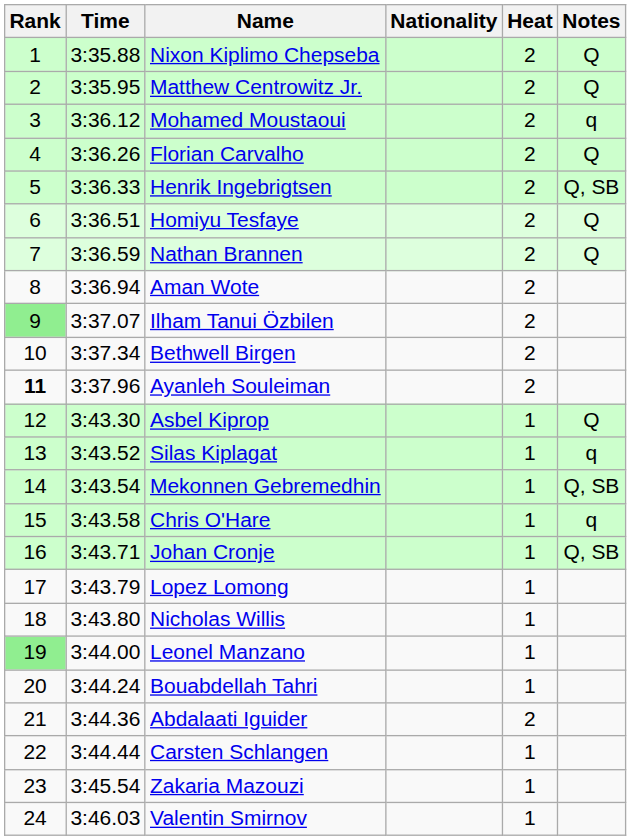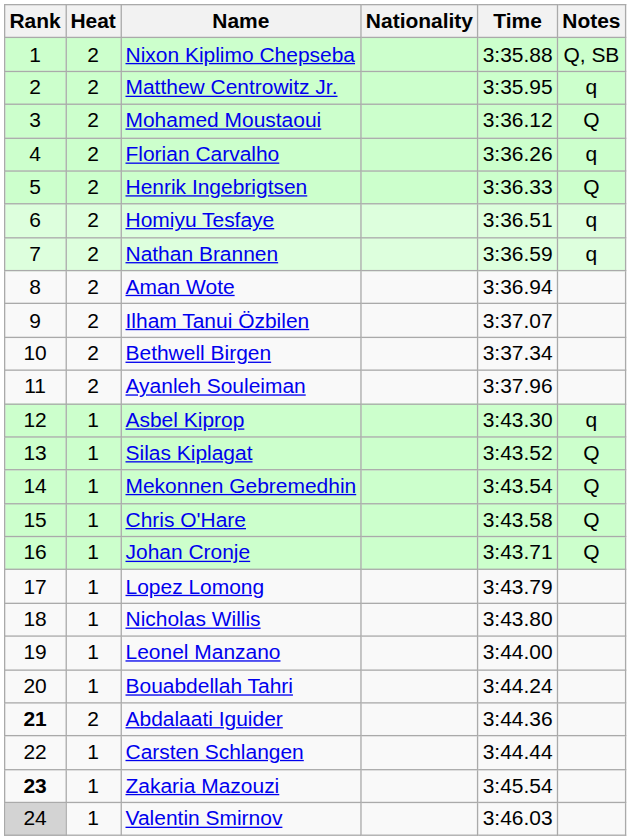columns swapped: (530, 21) <-> (105, 21)
(591, 54) Q -> (591, 54) Q, SB
(591, 87) Q -> (591, 87) q
(591, 120) q -> (591, 120) Q
(591, 154) Q -> (591, 154) q
(591, 187) Q, SB -> (591, 187) Q
(591, 220) Q -> (591, 220) q
(591, 253) Q -> (591, 253) q
(35, 320) lightgreen background -> (35, 320) no background
(35, 386) bold -> (35, 386) normal
(591, 420) Q -> (591, 420) q
(591, 453) q -> (591, 453) Q
(591, 486) Q, SB -> (591, 486) Q
(591, 519) q -> (591, 519) Q
(591, 552) Q, SB -> (591, 552) Q
(35, 652) lightgreen background -> (35, 652) no background
(35, 719) normal -> (35, 719) bold
(35, 785) normal -> (35, 785) bold
(35, 818) no background -> (35, 818) lightgrey background
